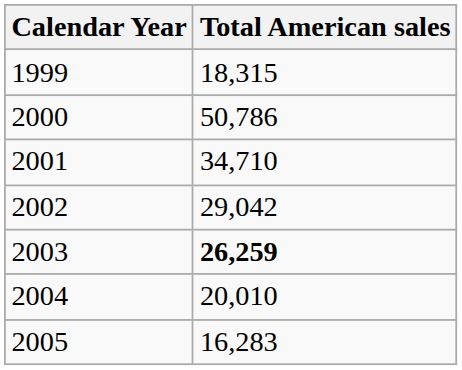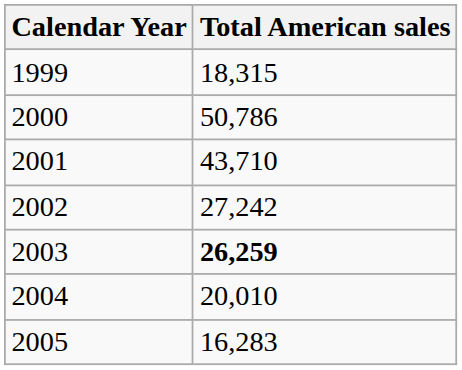(239, 161) 34,710 -> (239, 161) 43,710
(239, 206) 29,042 -> (239, 206) 27,242
